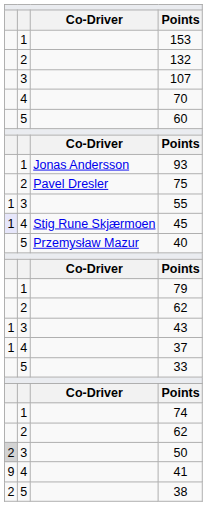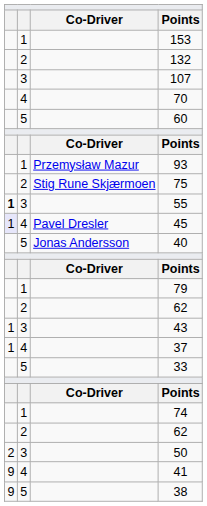(81, 164) Jonas Andersson -> (86, 164) Przemysław Mazur
(71, 184) Pavel Dresler -> (94, 184) Stig Rune Skjærmoen
(11, 203) normal -> (11, 203) bold
(94, 223) Stig Rune Skjærmoen -> (71, 223) Pavel Dresler
(86, 243) Przemysław Mazur -> (81, 243) Jonas Andersson
(11, 452) lightgrey background -> (11, 452) no background
(11, 491) 2 -> (11, 491) 9
